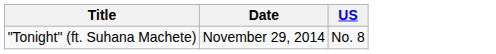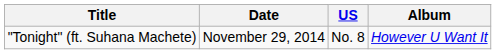+ column: (429, 15)
